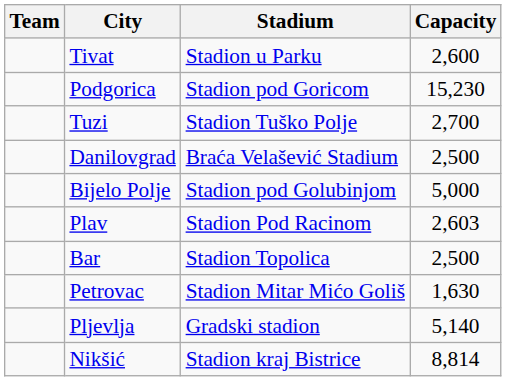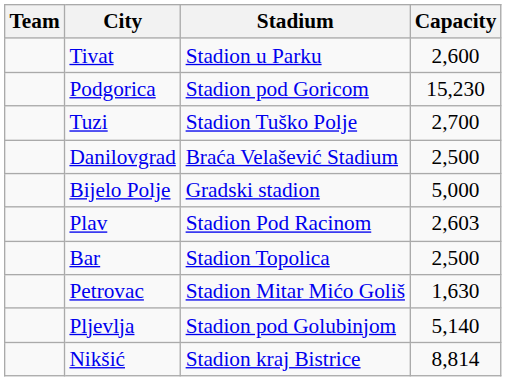(291, 190) Stadion pod Golubinjom -> (253, 190) Gradski stadion
(253, 325) Gradski stadion -> (291, 325) Stadion pod Golubinjom
